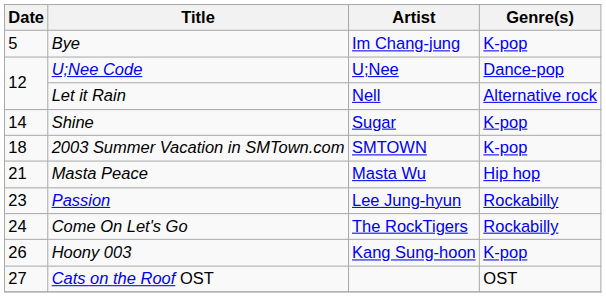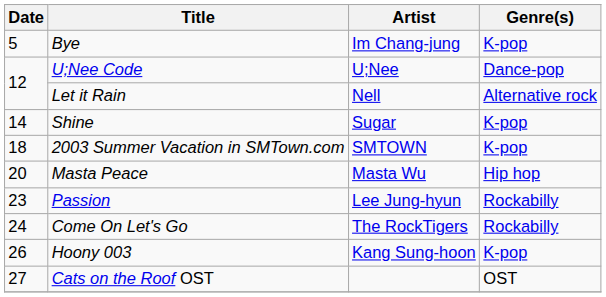(17, 174) 21 -> (17, 174) 20
